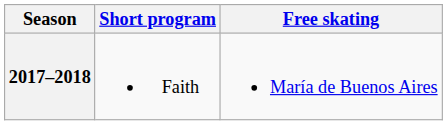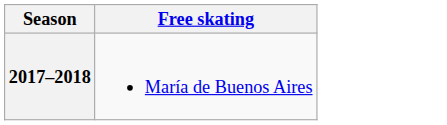- column: (158, 18)
